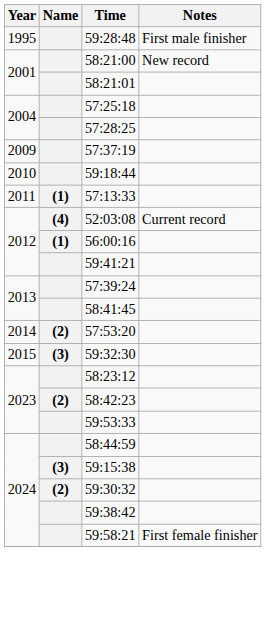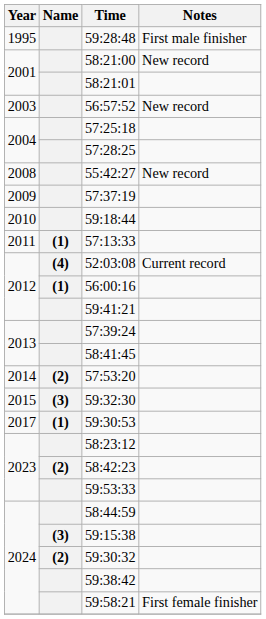+ row: (110, 106)
+ row: (110, 173)
+ row: (110, 422)
